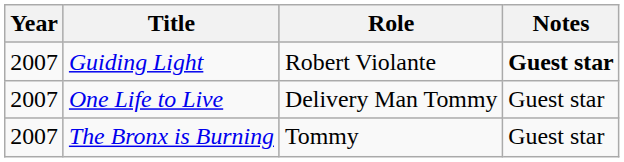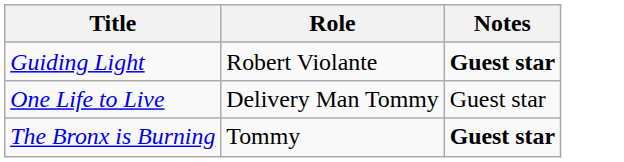- column: (34, 23)
(556, 136) normal -> (502, 136) bold
